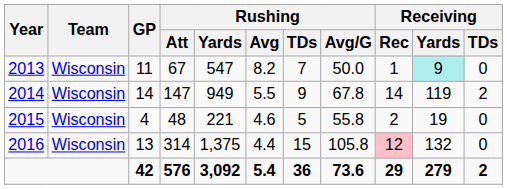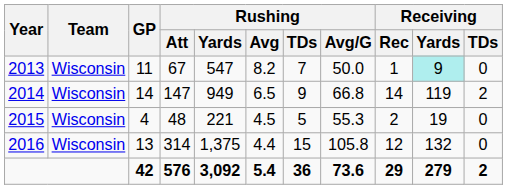(264, 94) 5.5 -> (264, 94) 6.5
(348, 94) 67.8 -> (348, 94) 66.8
(264, 119) 4.6 -> (264, 119) 4.5
(348, 119) 55.8 -> (348, 119) 55.3
(394, 145) pink background -> (394, 145) no background
